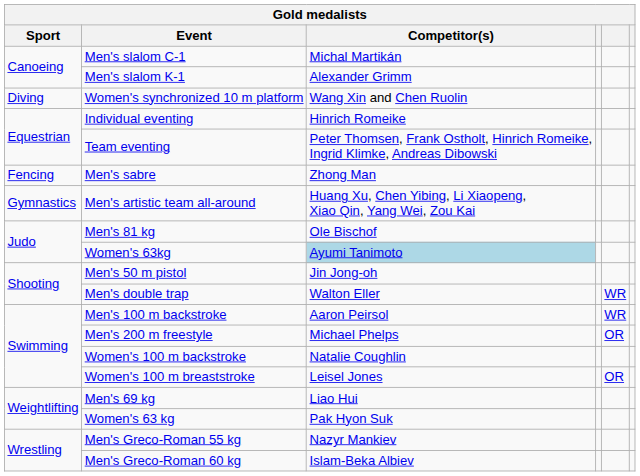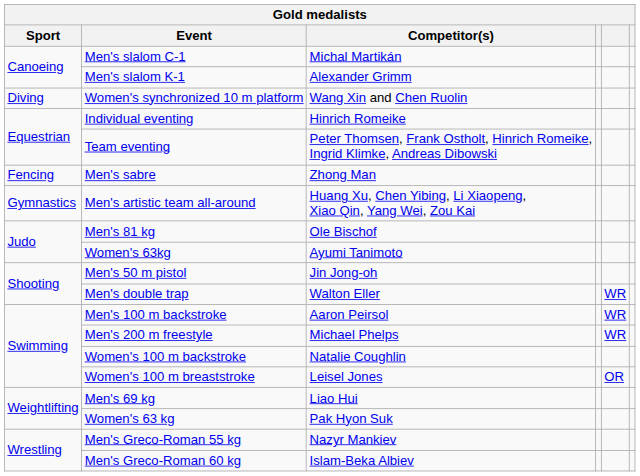(356, 252) lightblue background -> (356, 252) no background
(614, 335) OR -> (615, 335) WR
